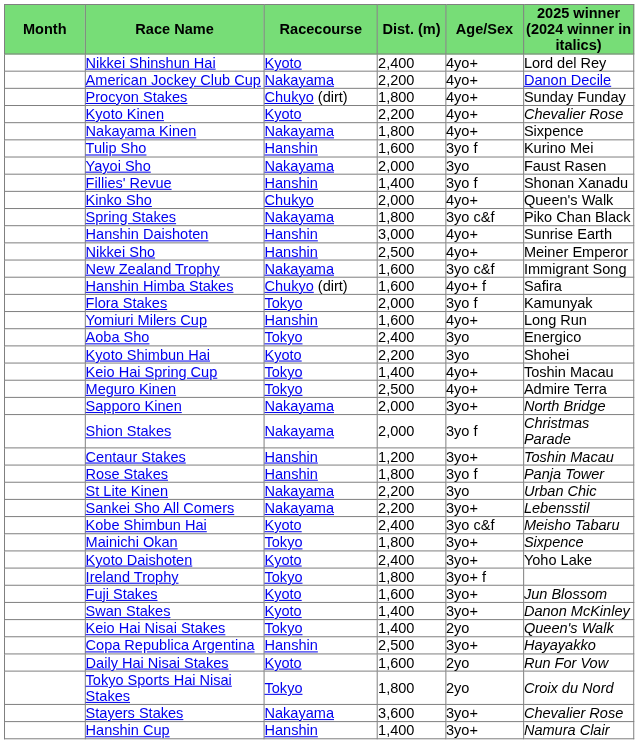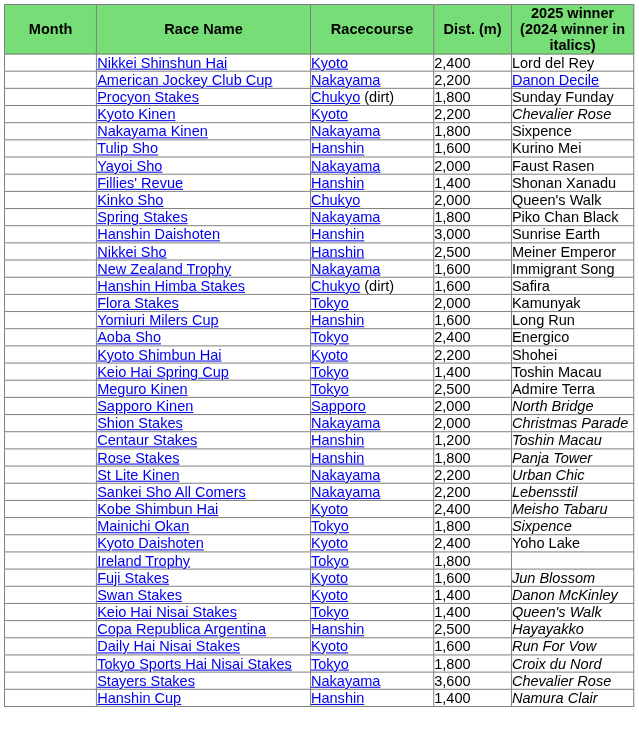- column: (484, 29)
(299, 406) Nakayama -> (338, 406) Sapporo
